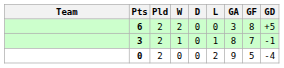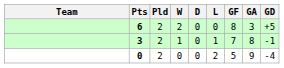columns swapped: (252, 12) <-> (234, 12)
